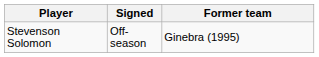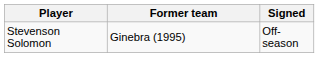columns swapped: (135, 13) <-> (238, 13)
